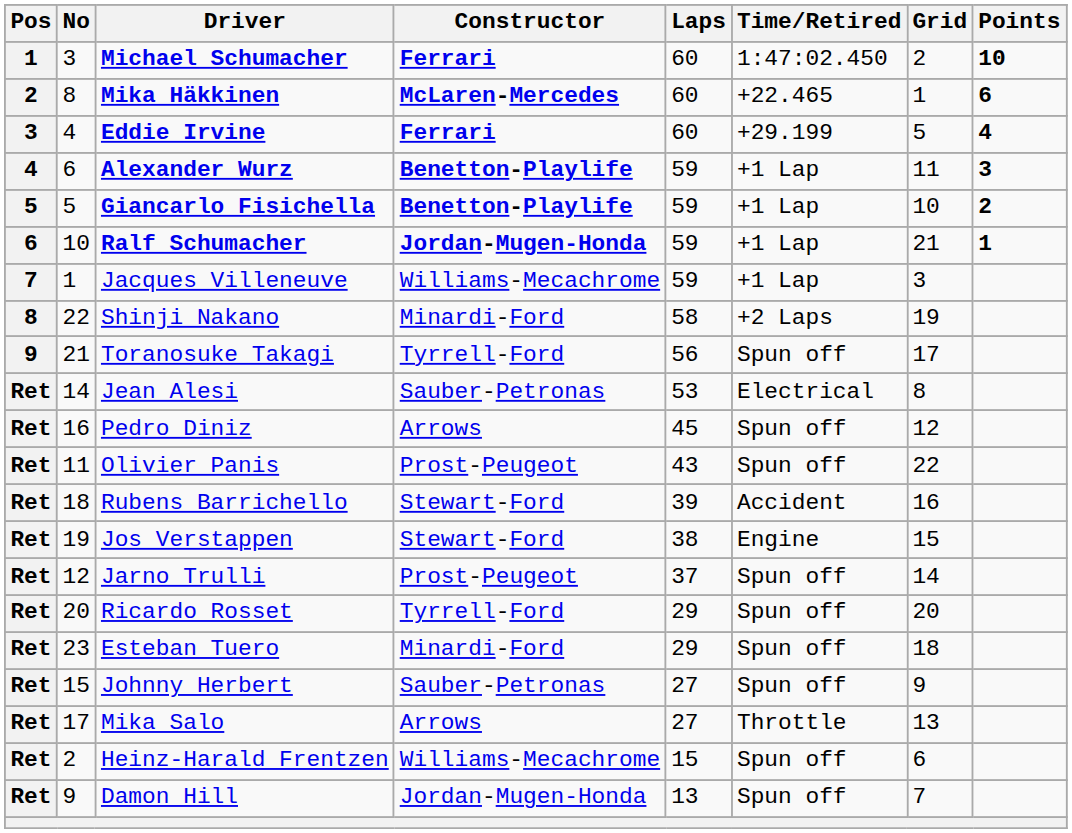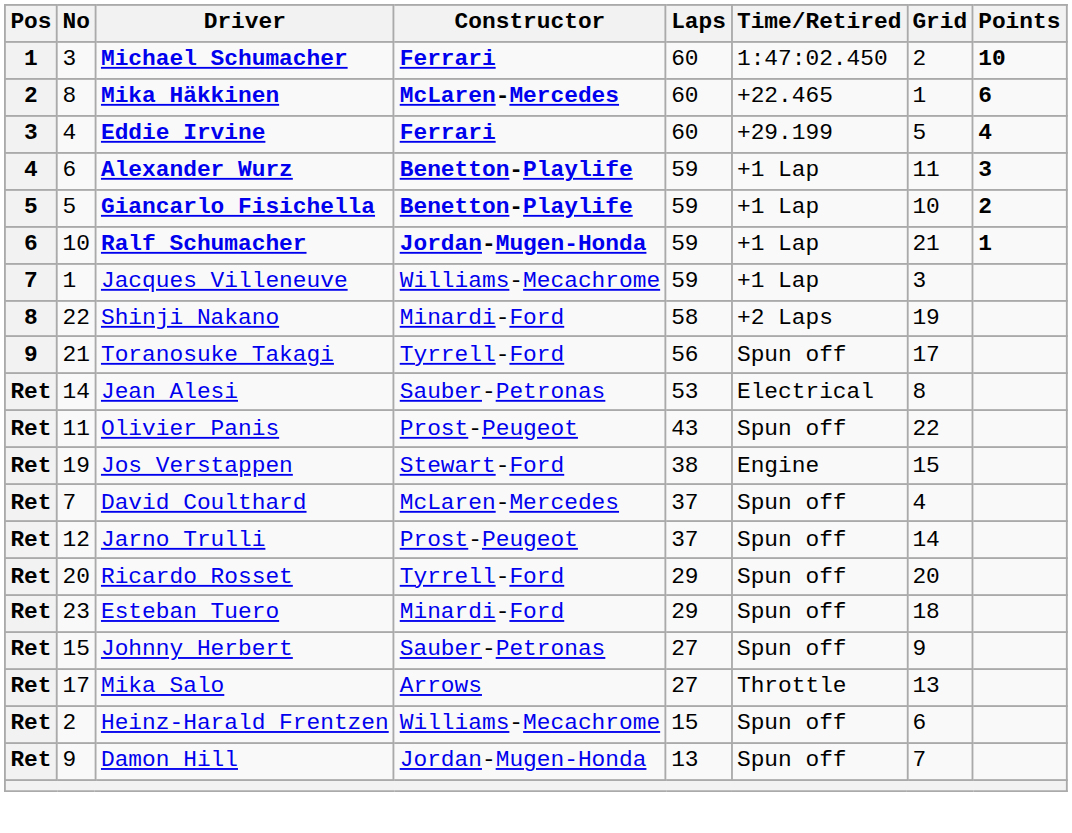- row: (176, 429)
- row: (224, 503)
+ row: (204, 503)
